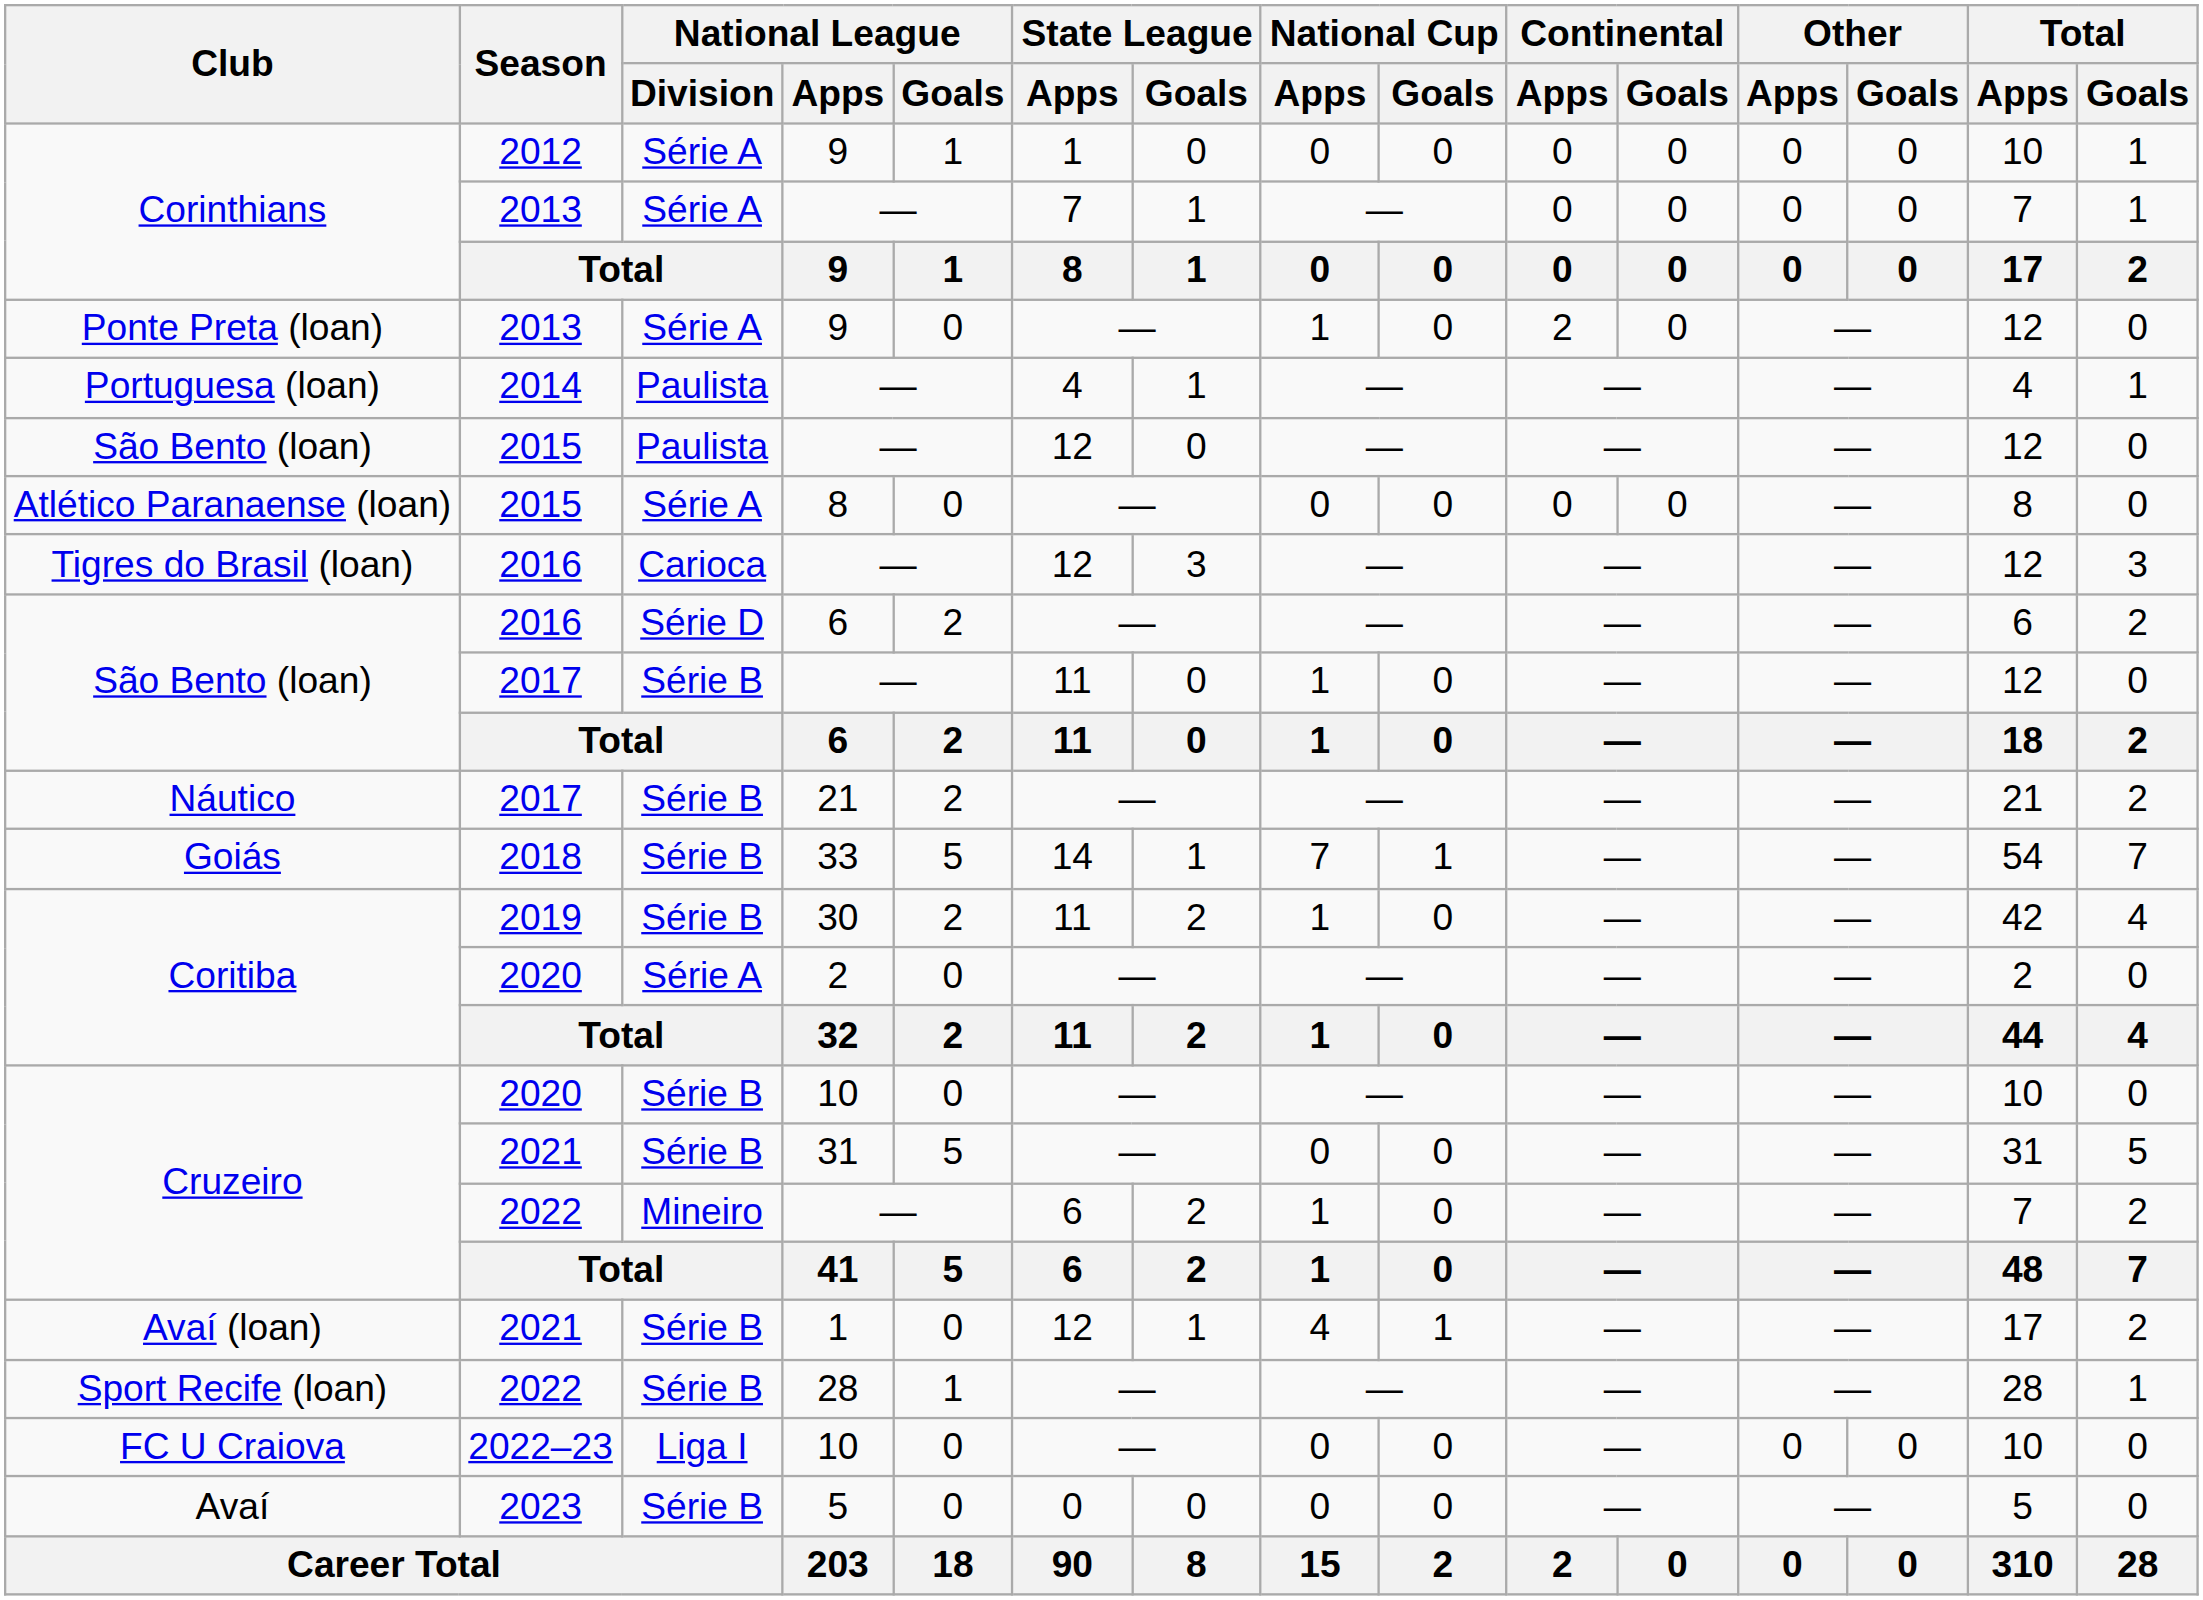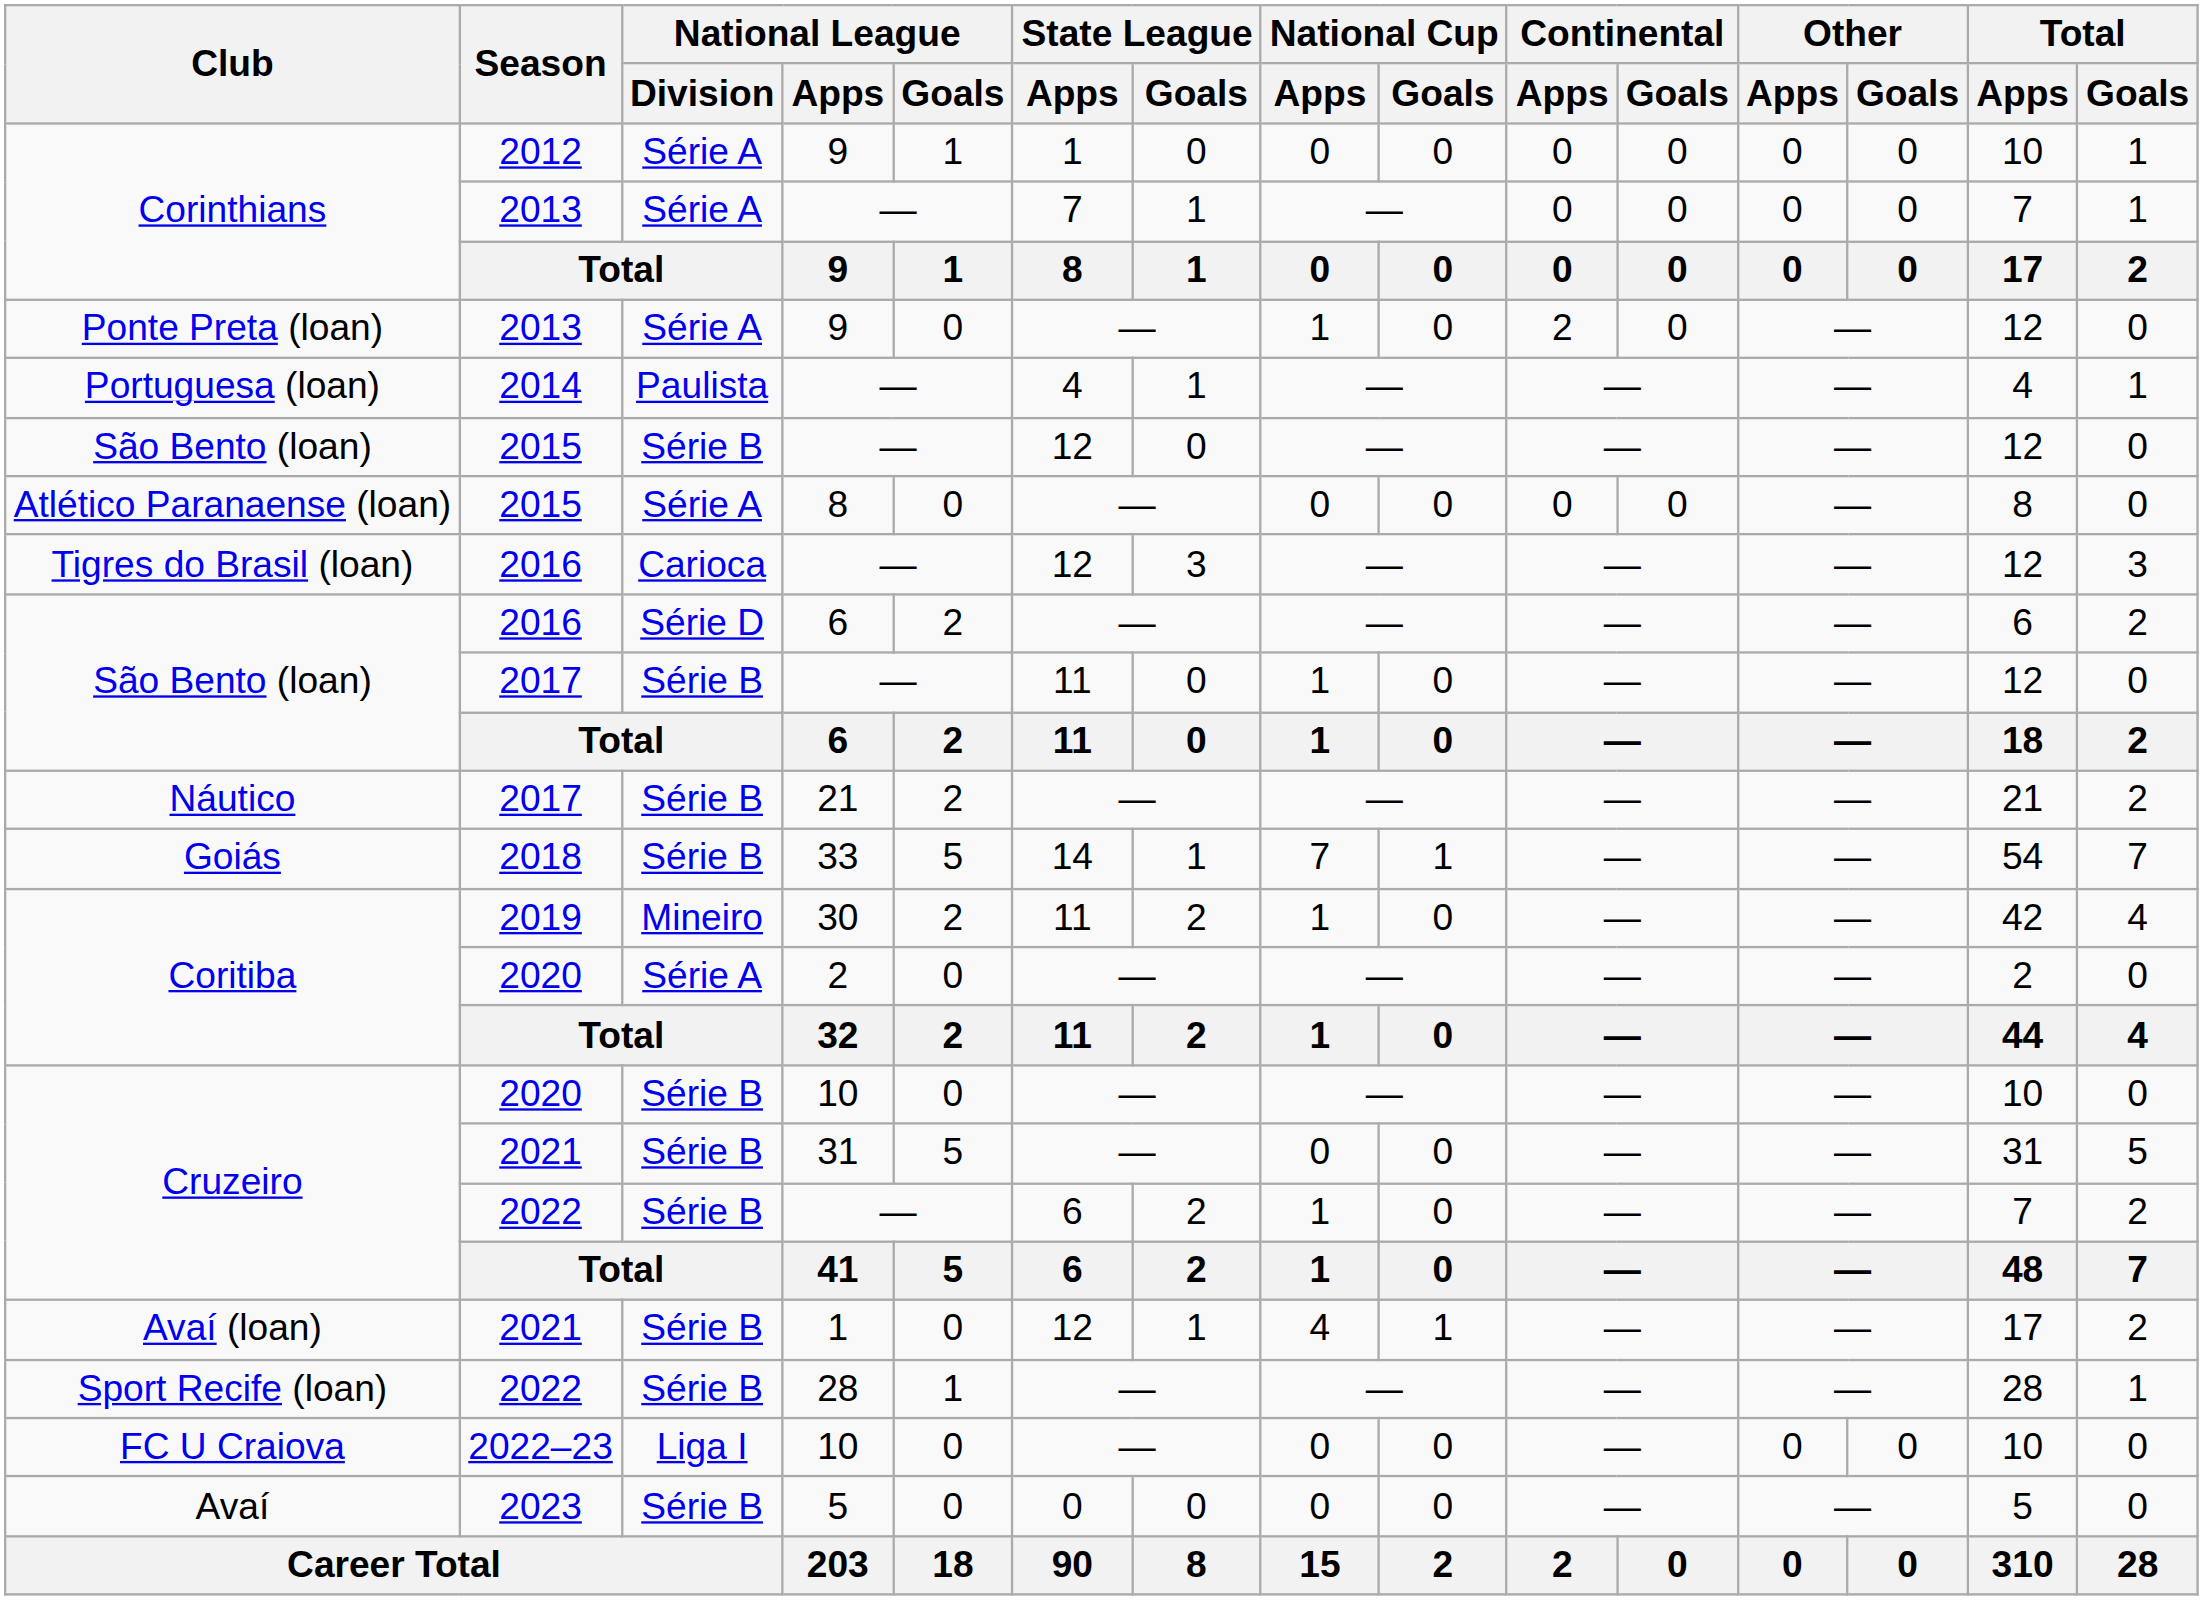(702, 446) Paulista -> (702, 446) Série B
(702, 916) Série B -> (702, 916) Mineiro
(702, 1211) Mineiro -> (702, 1211) Série B
